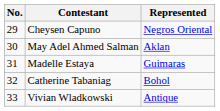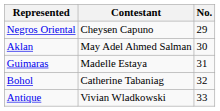columns swapped: (15, 13) <-> (178, 13)
